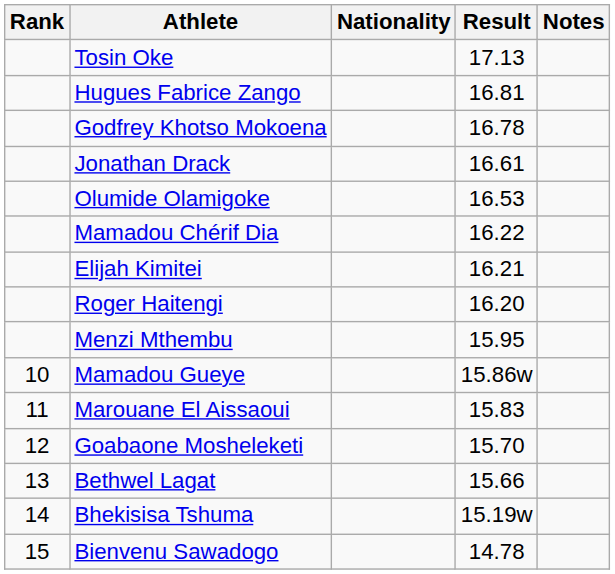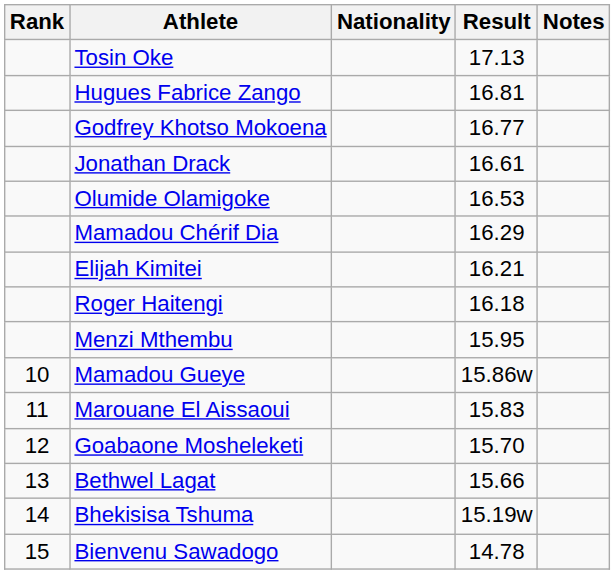(497, 127) 16.78 -> (497, 127) 16.77
(497, 233) 16.22 -> (497, 233) 16.29
(497, 304) 16.20 -> (497, 304) 16.18
